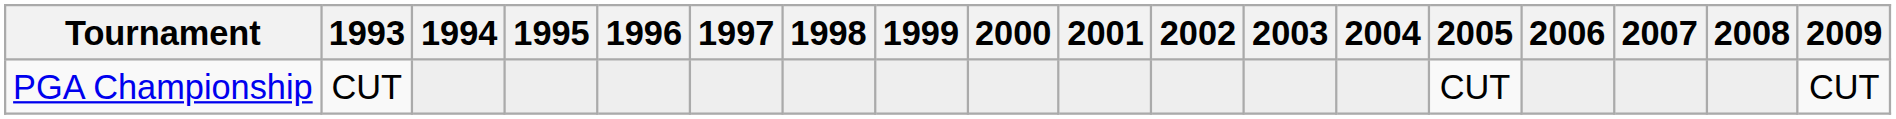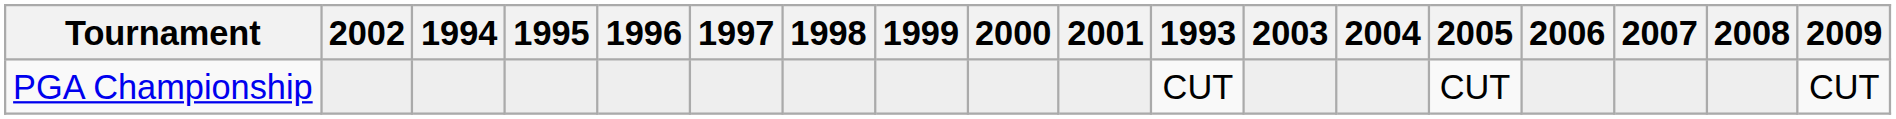columns swapped: (367, 33) <-> (1198, 33)
